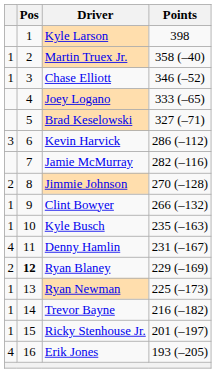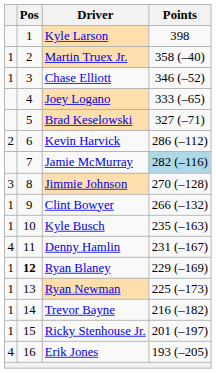(11, 141) 3 -> (11, 141) 2
(180, 162) no background -> (180, 162) lightblue background
(11, 183) 2 -> (11, 183) 3
(11, 267) 2 -> (11, 267) 1
